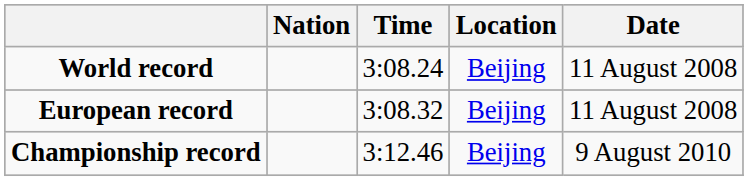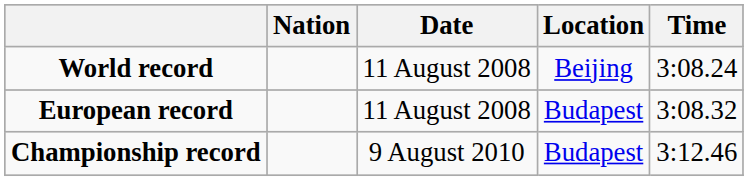columns swapped: (403, 25) <-> (653, 25)
(506, 110) Beijing -> (594, 110) Budapest
(506, 152) Beijing -> (594, 152) Budapest
